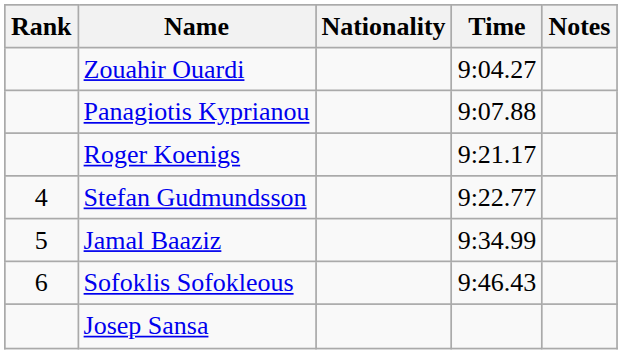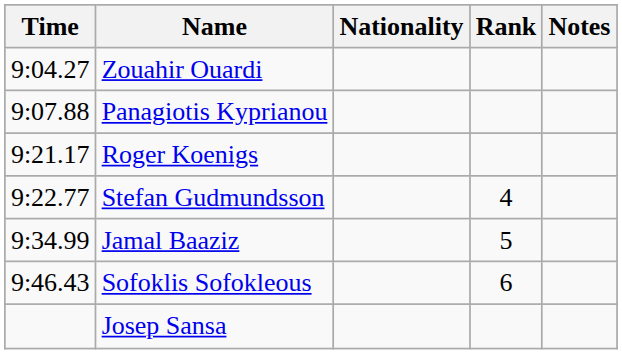columns swapped: (41, 26) <-> (497, 26)
